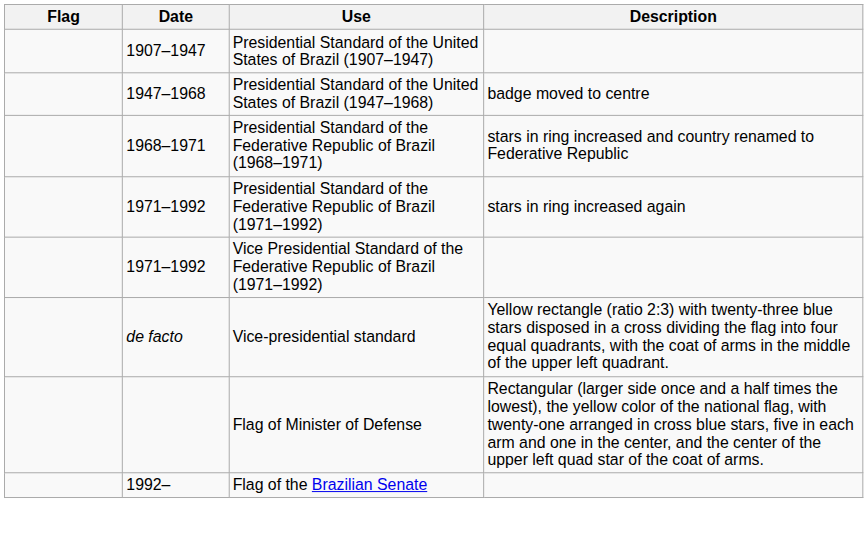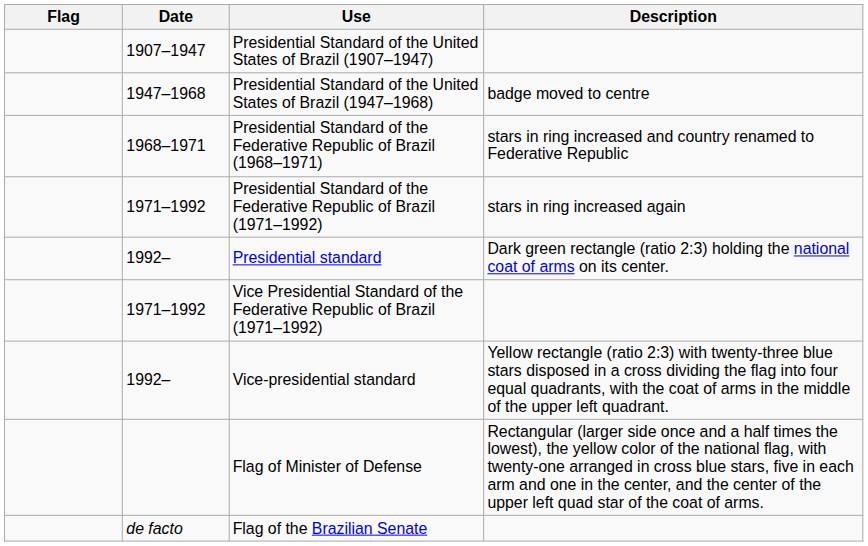+ row: (307, 258)
(155, 337) de facto -> (148, 380) 1992–
(148, 485) 1992– -> (155, 528) de facto
